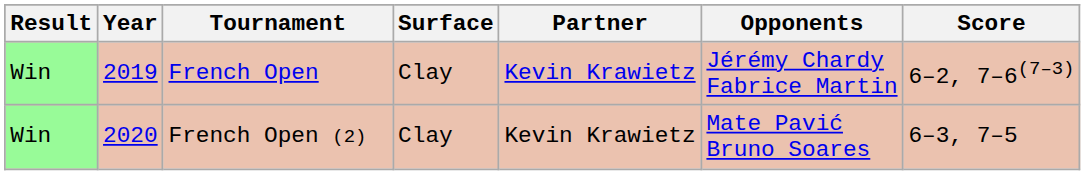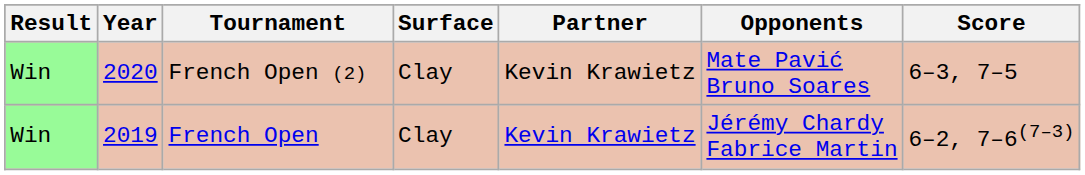rows swapped: (244, 74) <-> (267, 137)
